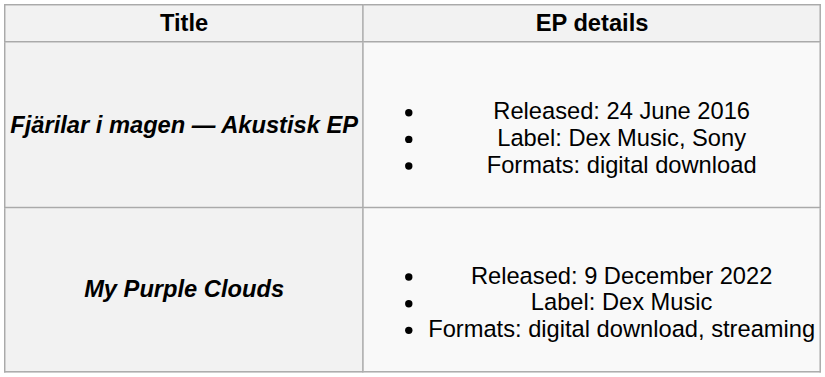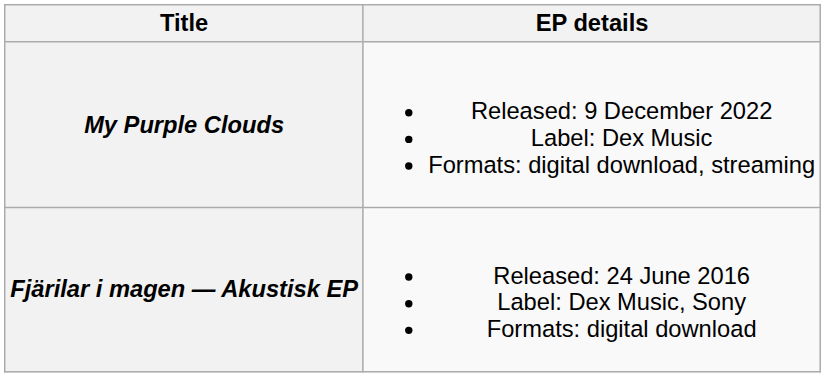rows swapped: (184, 124) <-> (184, 289)
